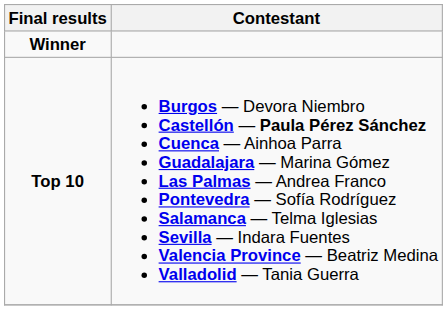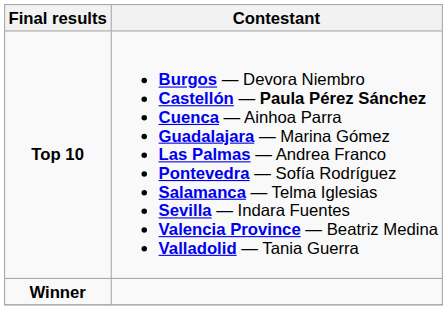rows swapped: (58, 44) <-> (58, 181)
